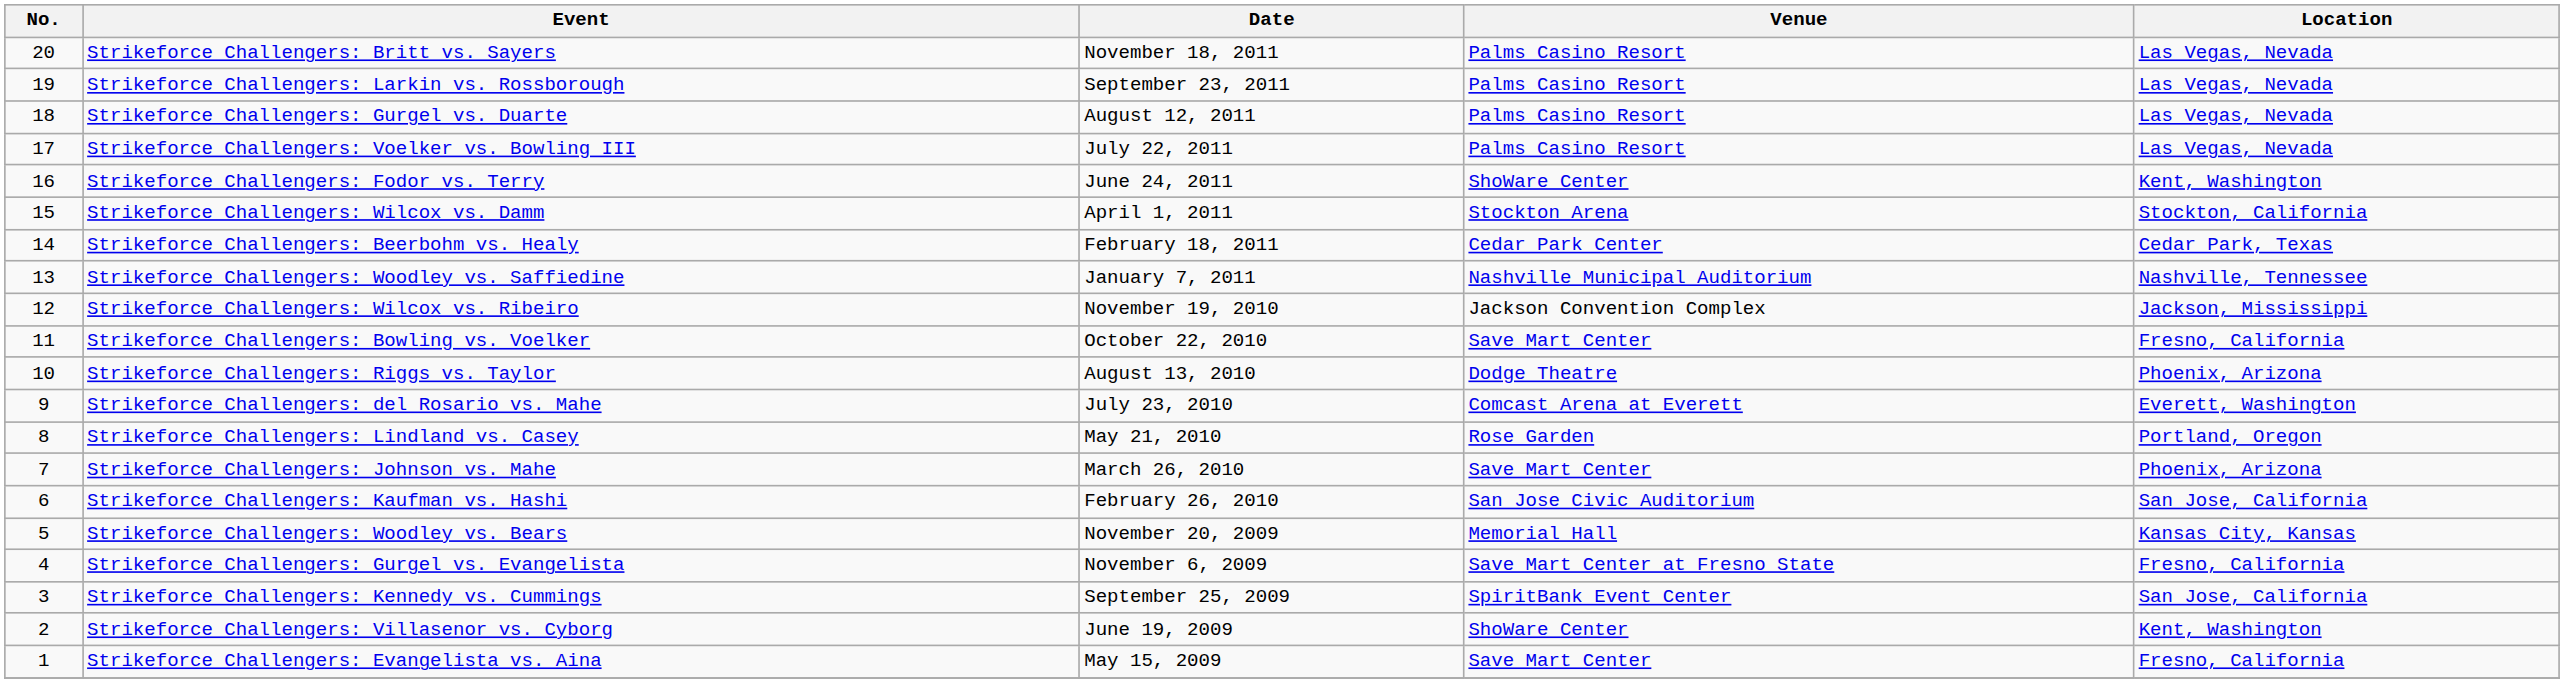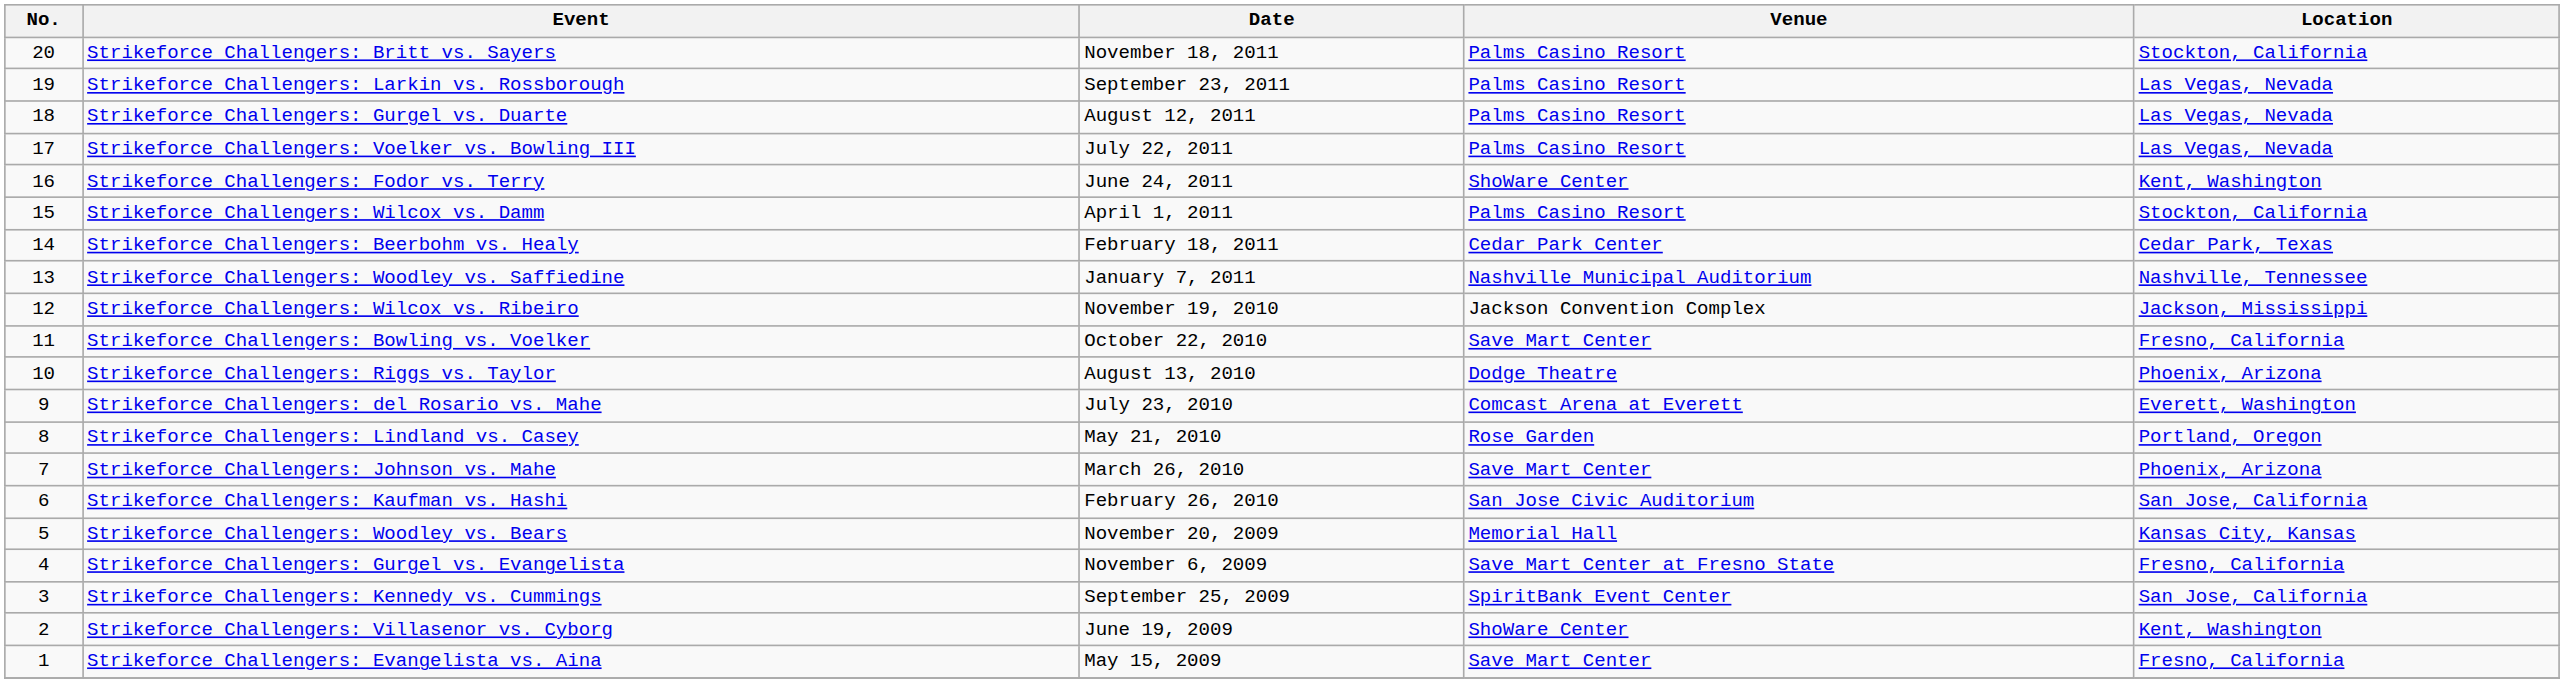(2236, 53) Las Vegas, Nevada -> (2253, 53) Stockton, California
(1548, 213) Stockton Arena -> (1577, 213) Palms Casino Resort
